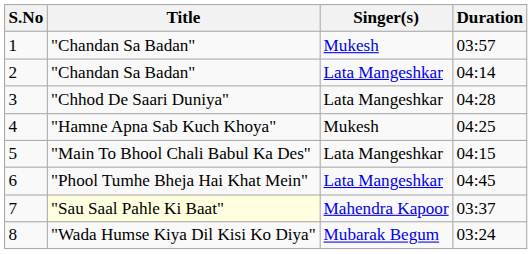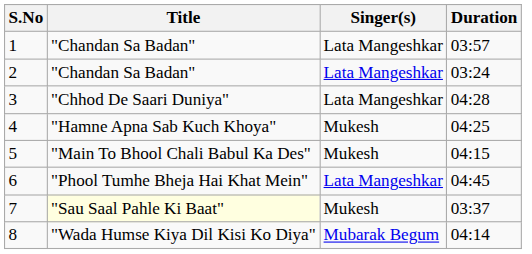(351, 45) Mukesh -> (383, 45) Lata Mangeshkar
(476, 72) 04:14 -> (470, 72) 03:24
(383, 153) Lata Mangeshkar -> (351, 153) Mukesh
(386, 208) Mahendra Kapoor -> (351, 208) Mukesh
(476, 235) 03:24 -> (470, 235) 04:14
